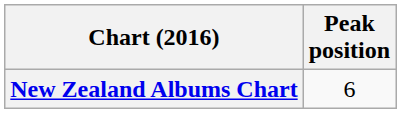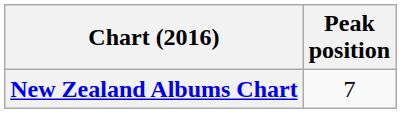(349, 88) 6 -> (349, 88) 7
